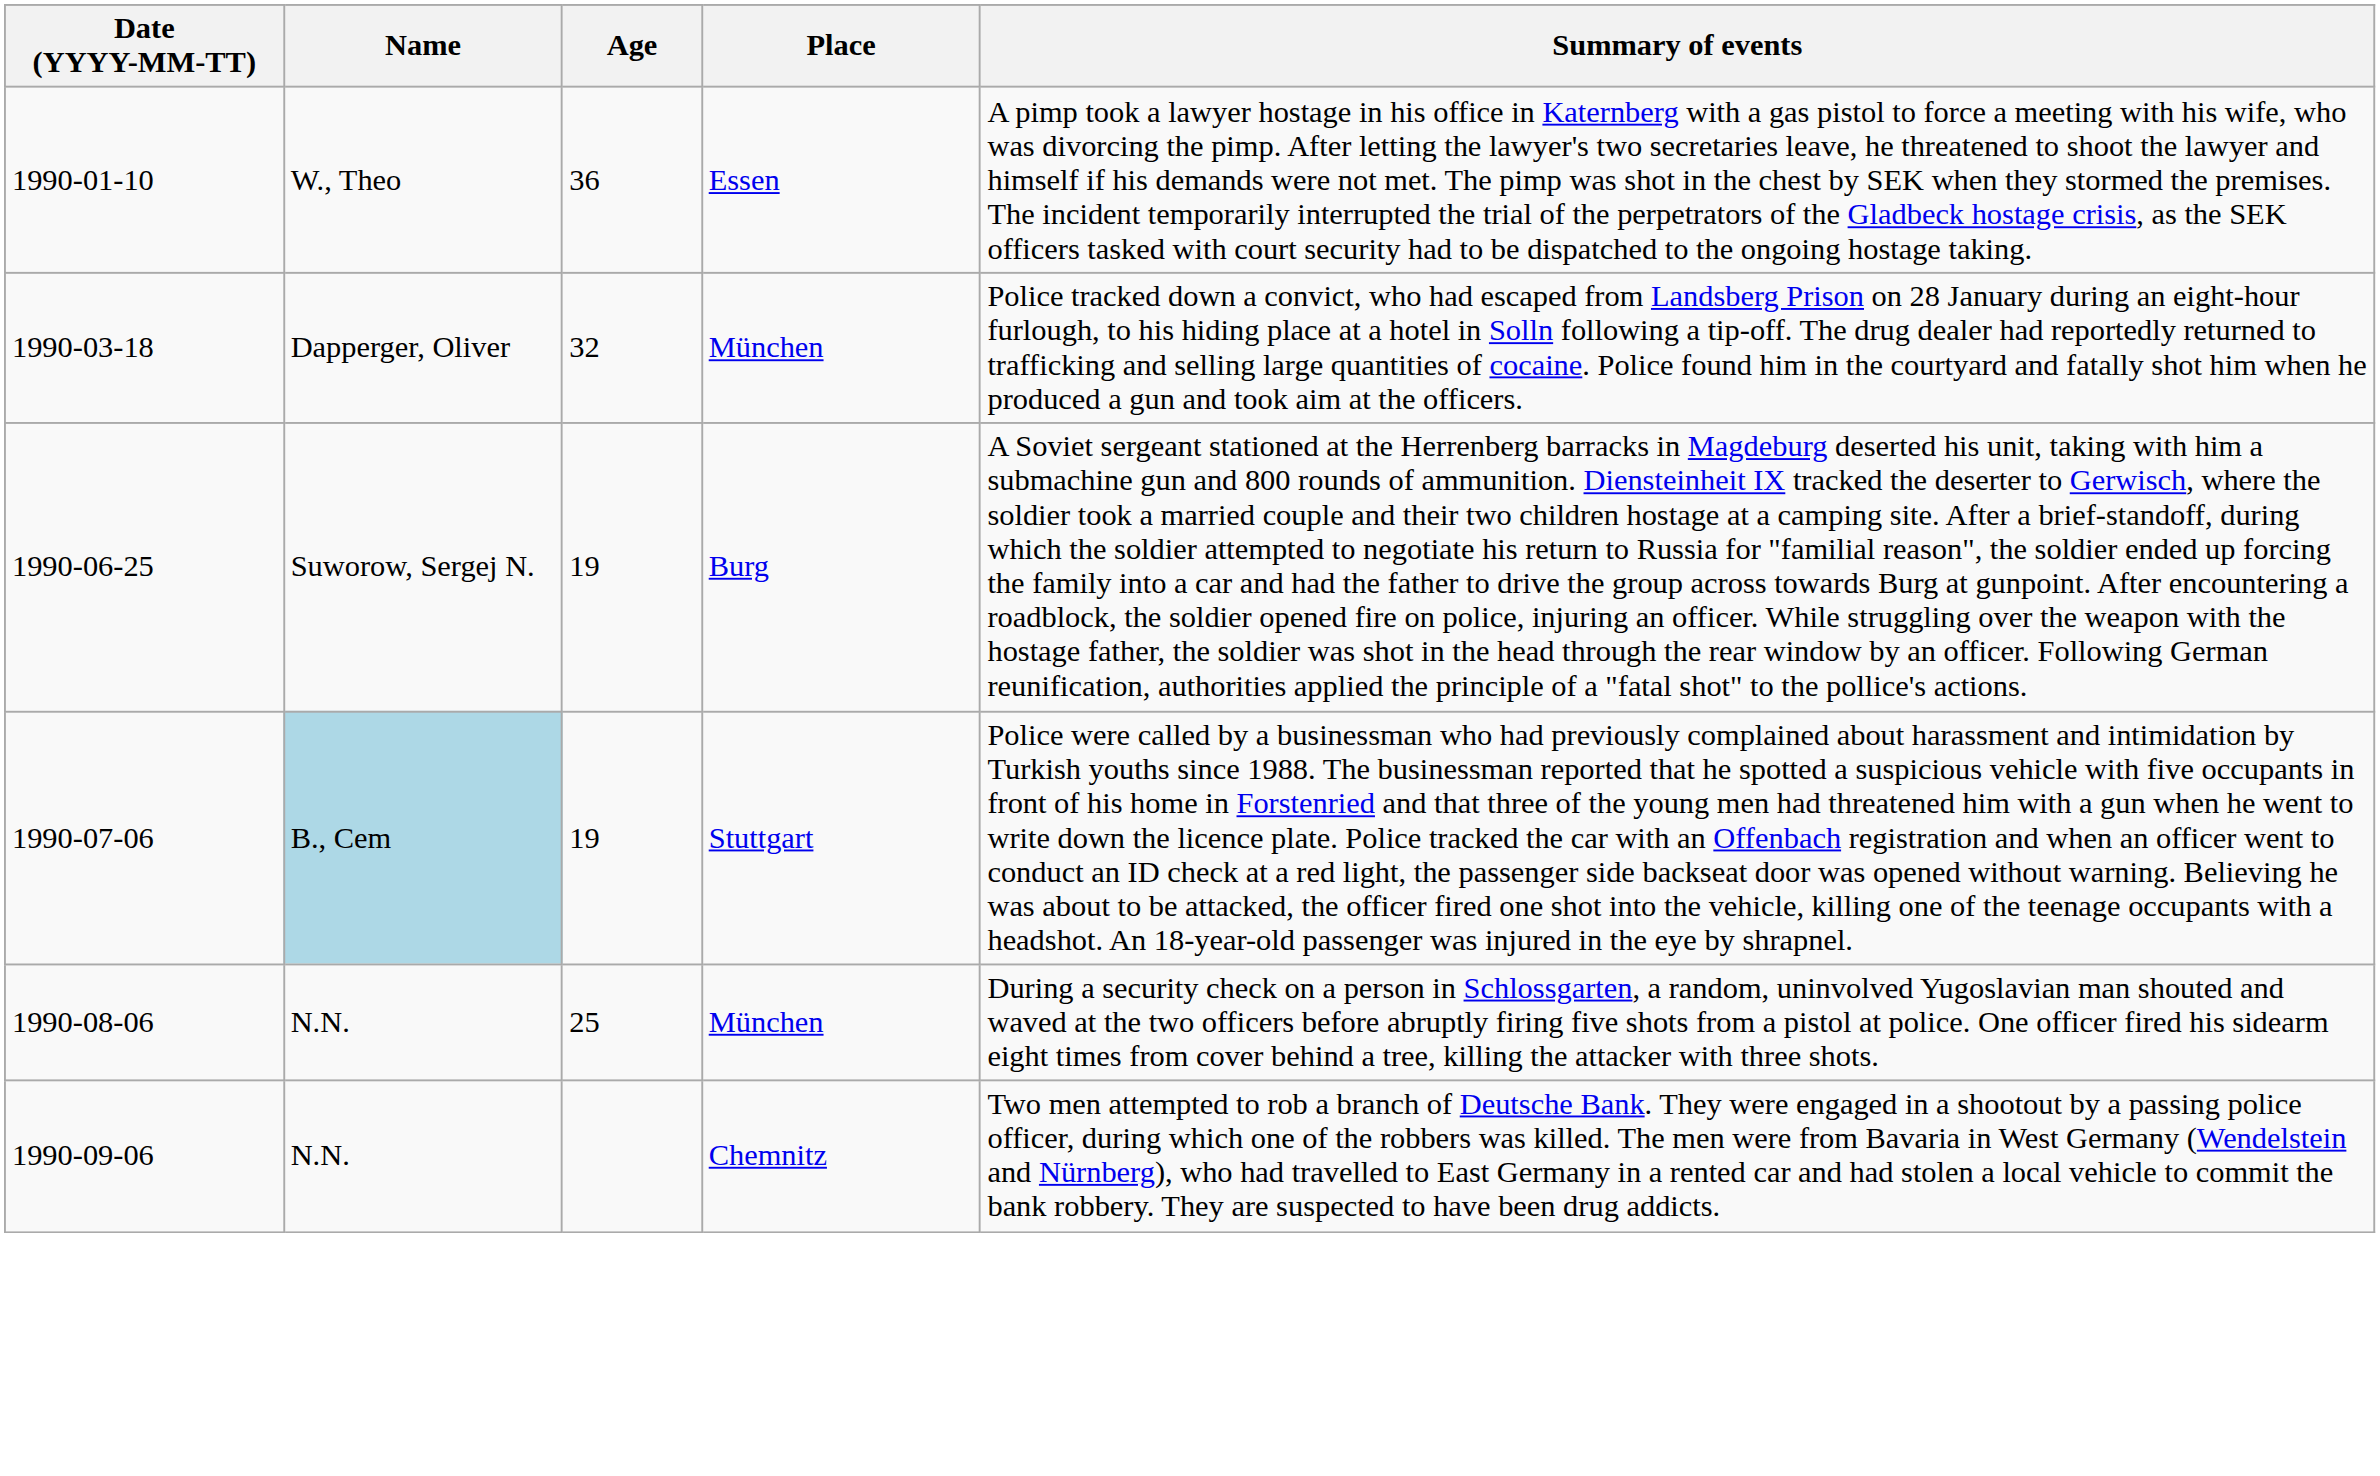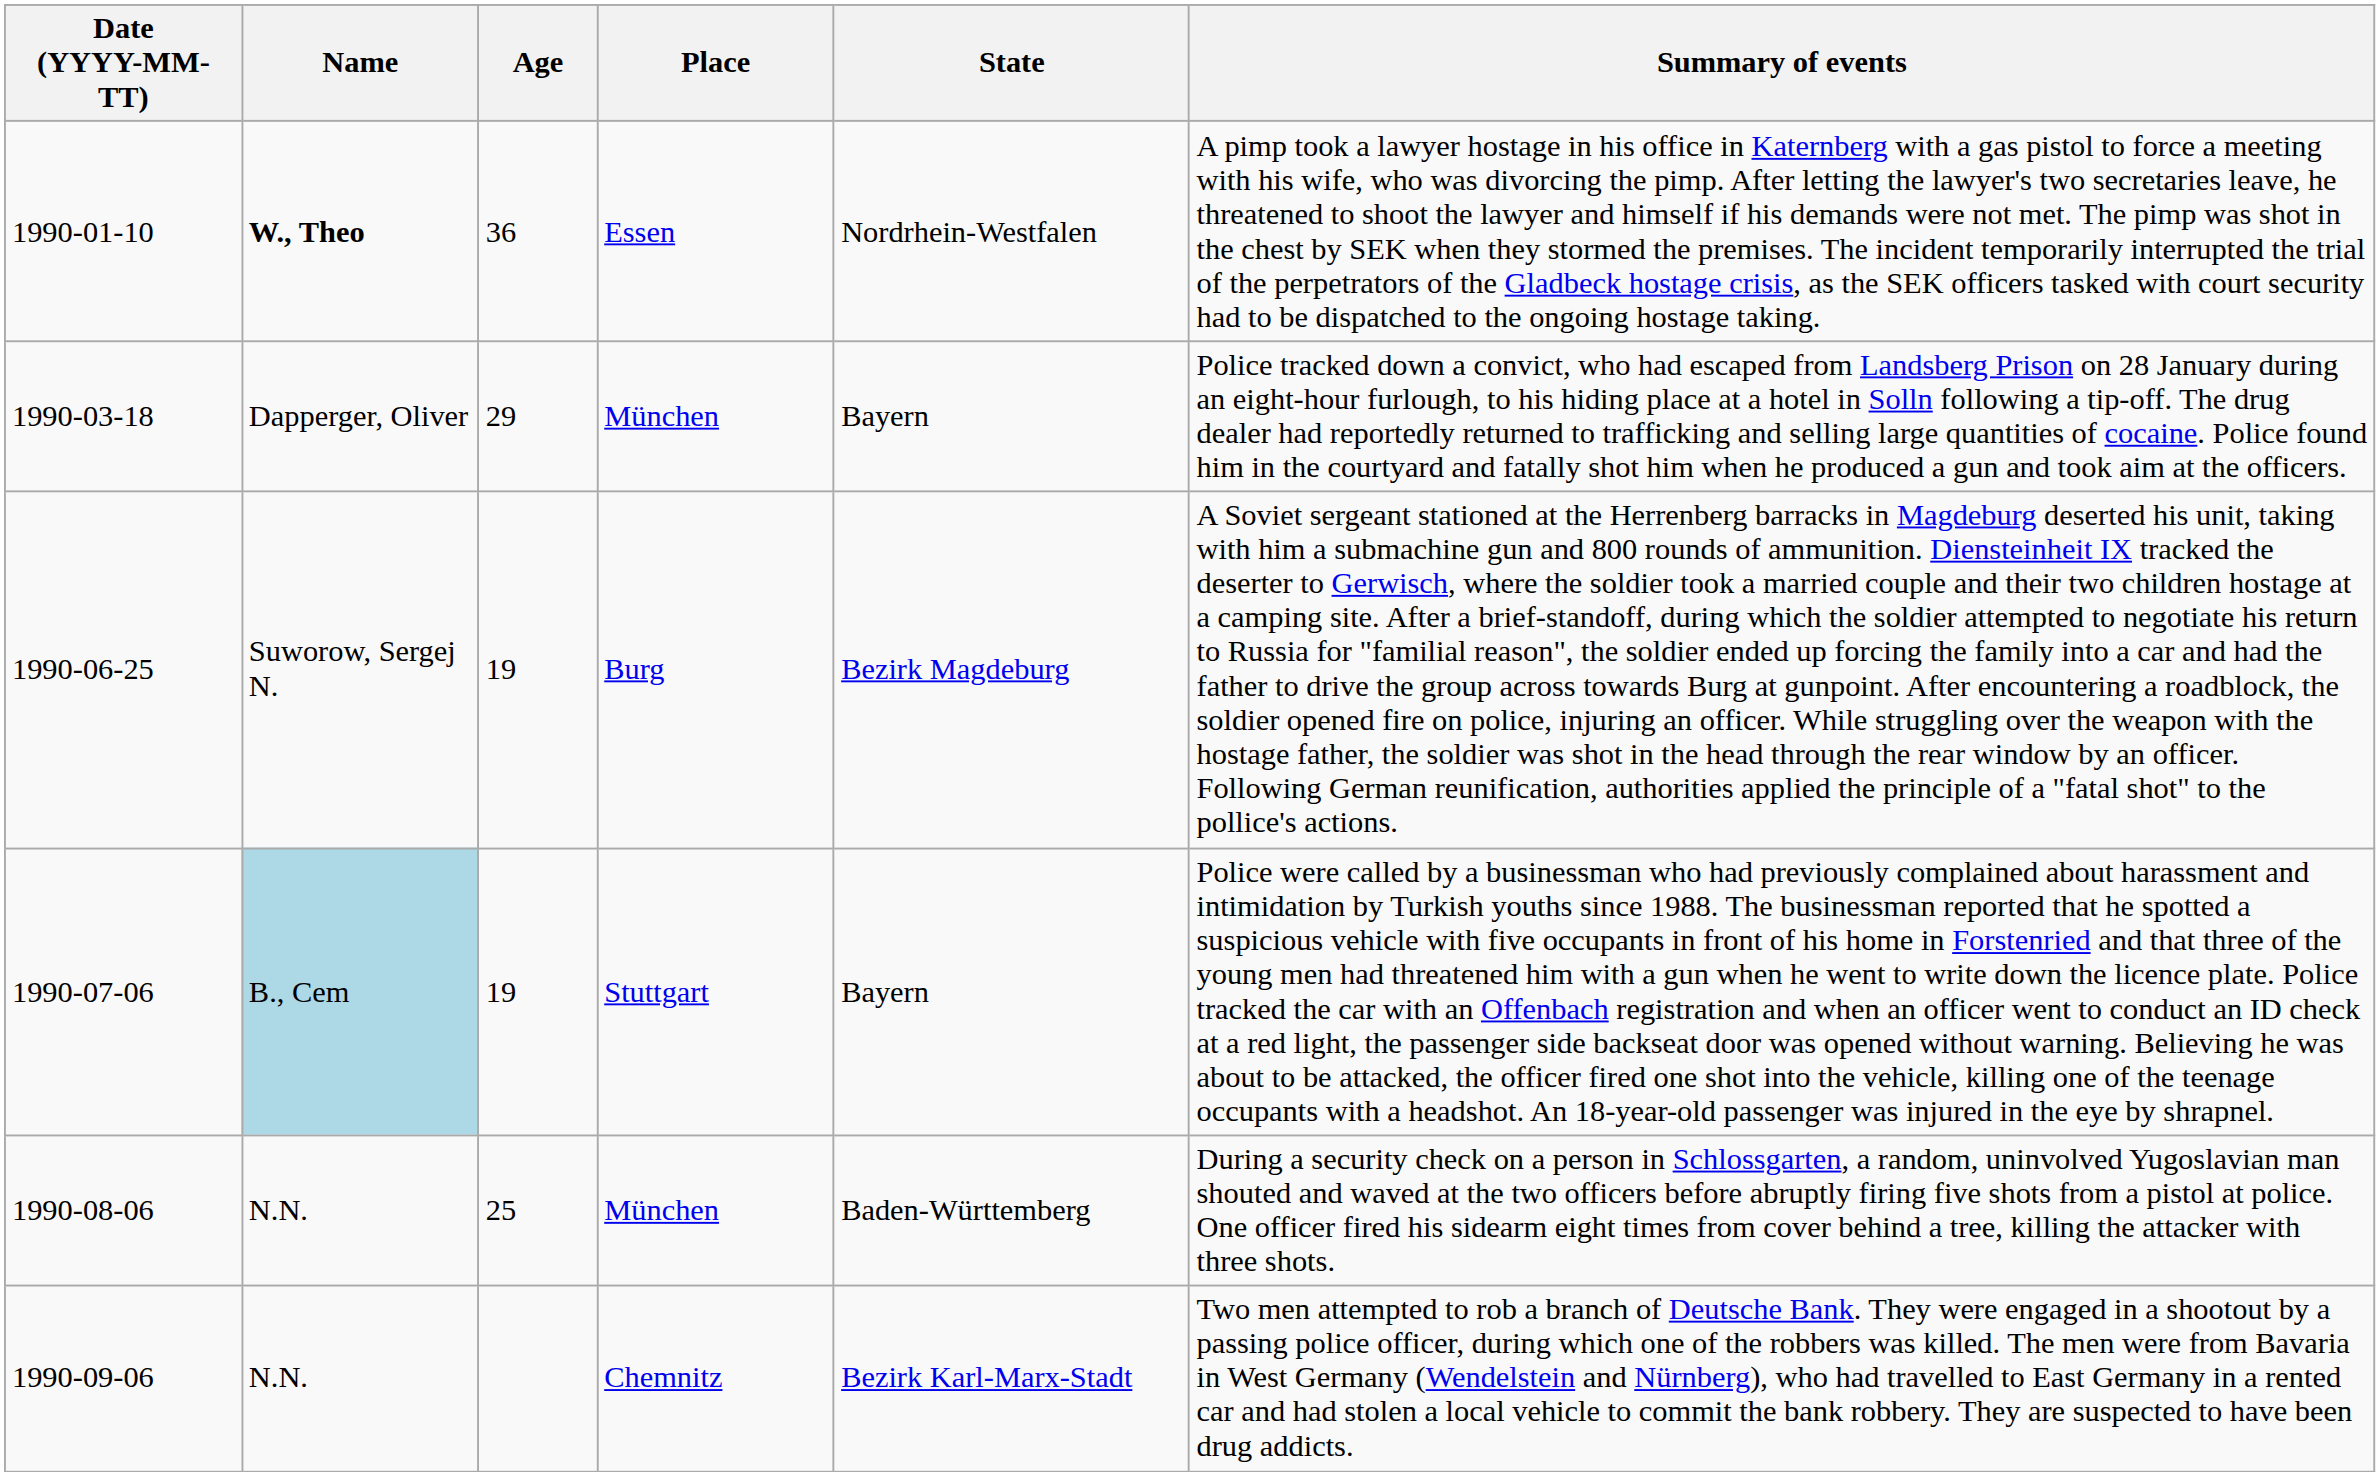+ column: (1012, 62)
(346, 179) normal -> (307, 230) bold
(585, 347) 32 -> (501, 415) 29
